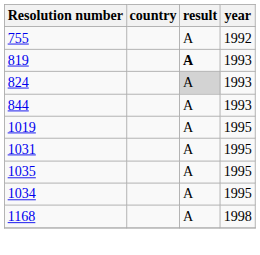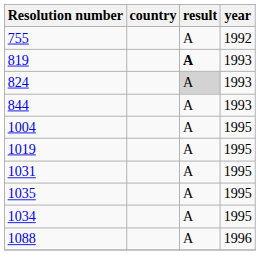+ row: (22, 127)
+ row: (22, 238)
- row: (22, 216)
